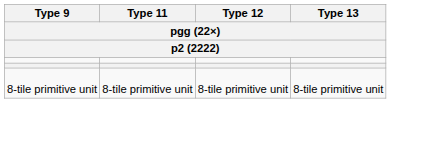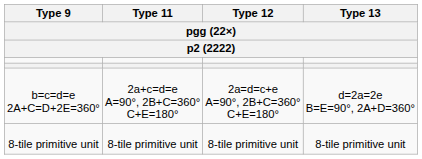+ row: (53, 102)
